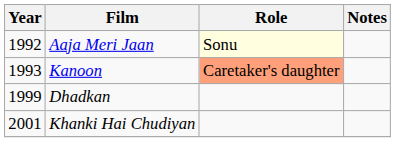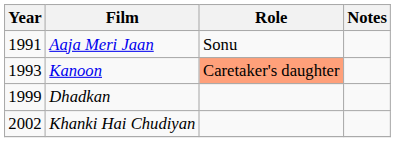(25, 44) 1992 -> (25, 44) 1991
(220, 44) lightyellow background -> (220, 44) no background
(25, 123) 2001 -> (25, 123) 2002
